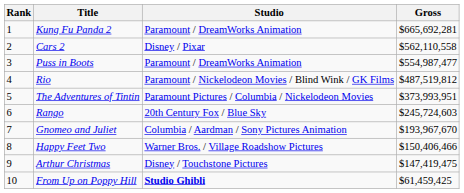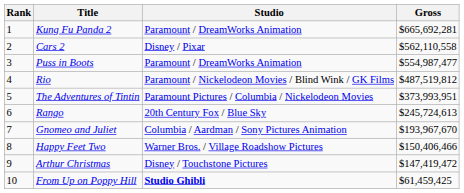(428, 113) $245,724,603 -> (428, 113) $245,724,613
(428, 163) $147,419,475 -> (428, 163) $147,419,472
